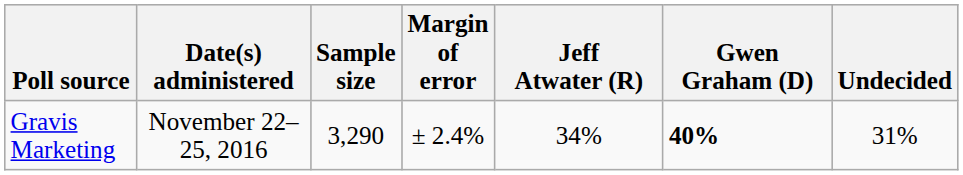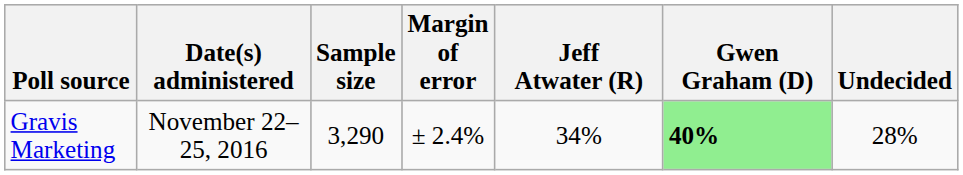(694, 134) no background -> (694, 134) lightgreen background
(895, 134) 31% -> (895, 134) 28%
